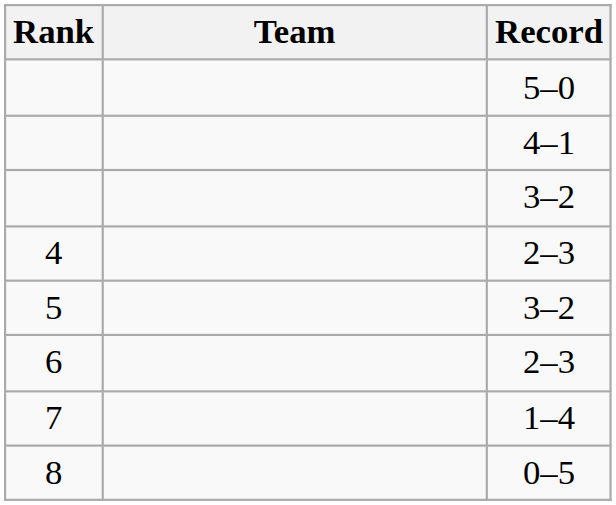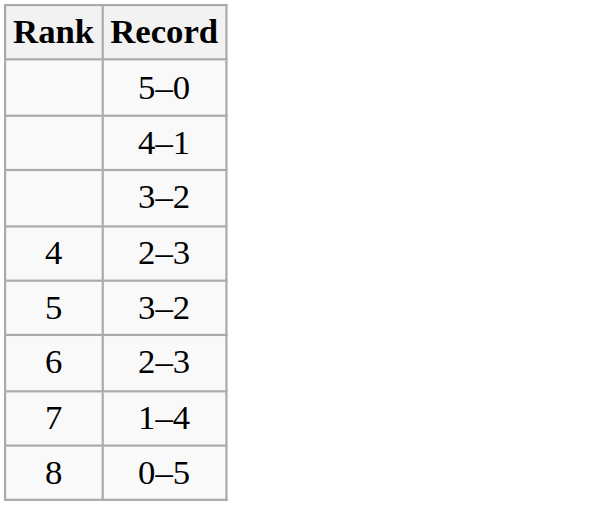- column: (295, 32)
